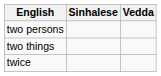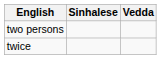- row: (31, 46)
